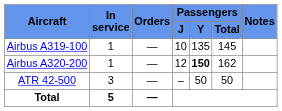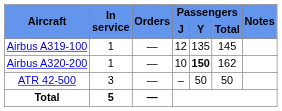(181, 46) 10 -> (181, 46) 12
(181, 64) 12 -> (181, 64) 10
